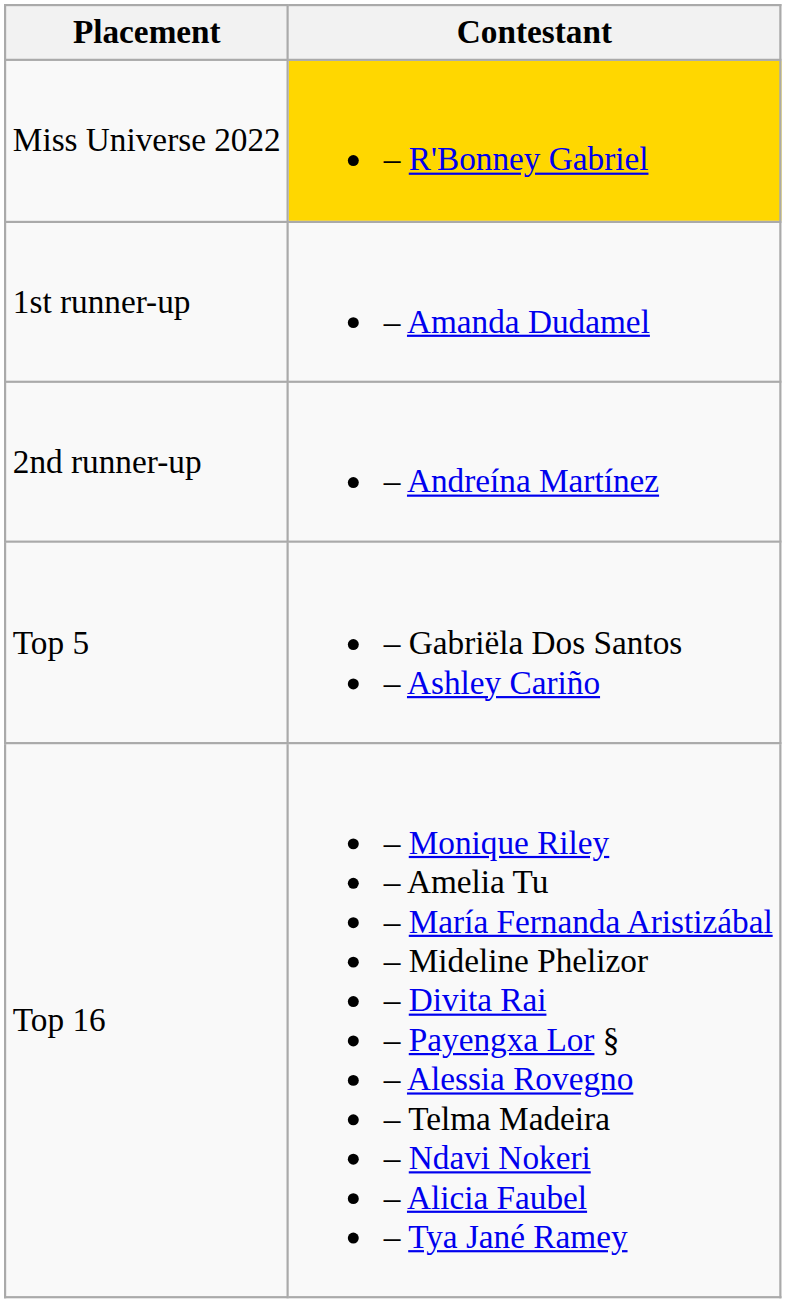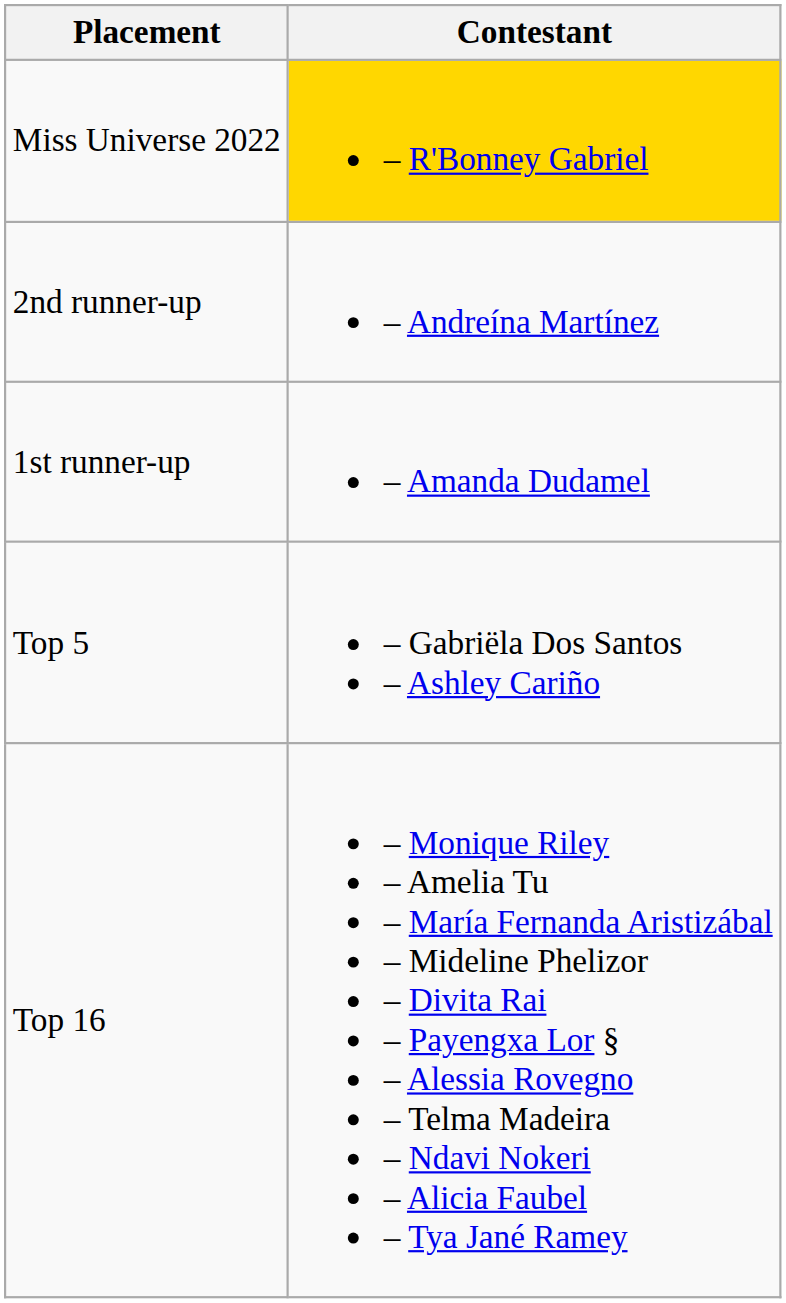rows swapped: (102, 300) <-> (107, 461)
